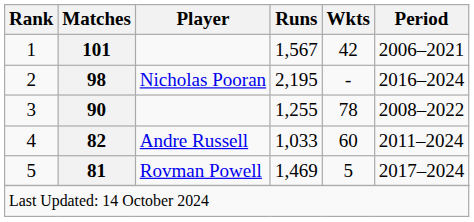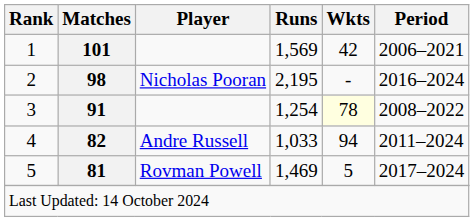(296, 49) 1,567 -> (296, 49) 1,569
(97, 110) 90 -> (97, 110) 91
(296, 110) 1,255 -> (296, 110) 1,254
(348, 110) no background -> (348, 110) lightyellow background
(348, 140) 60 -> (348, 140) 94
